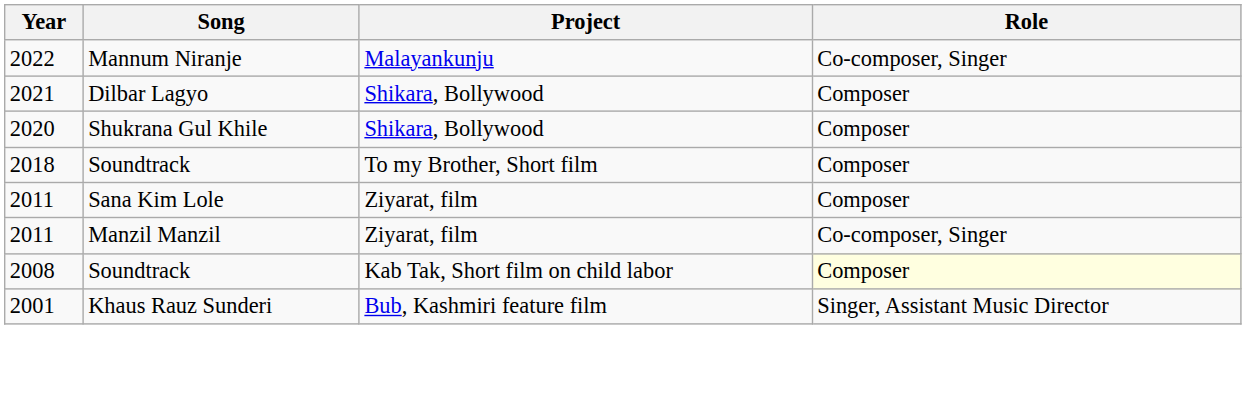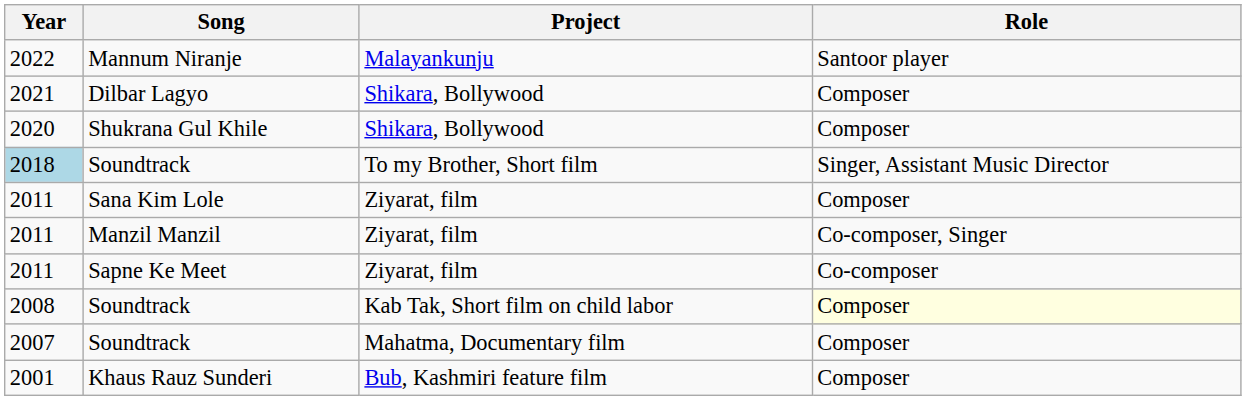(912, 57) Co-composer, Singer -> (883, 57) Santoor player
(32, 164) no background -> (32, 164) lightblue background
(863, 164) Composer -> (963, 164) Singer, Assistant Music Director
+ row: (157, 270)
+ row: (139, 341)
(963, 306) Singer, Assistant Music Director -> (863, 377) Composer
